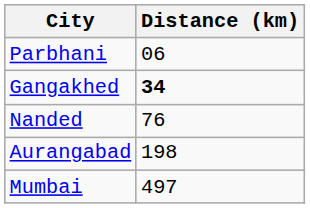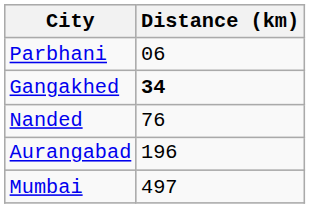(159, 154) 198 -> (159, 154) 196
